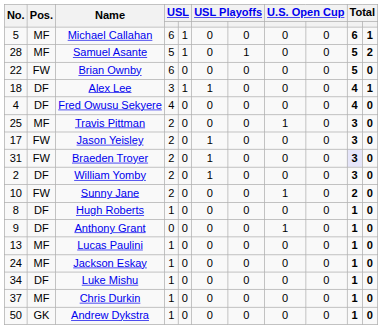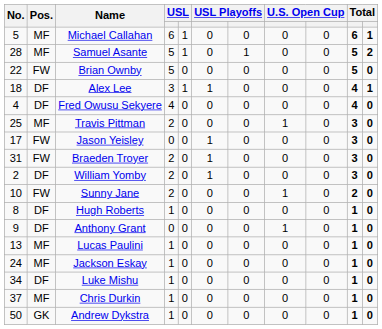(171, 70) 6 -> (171, 70) 5
(171, 140) 2 -> (171, 140) 0
(355, 158) lavender background -> (355, 158) no background
